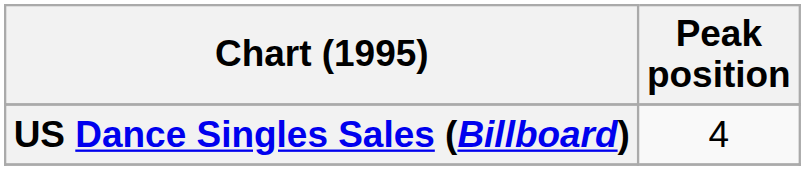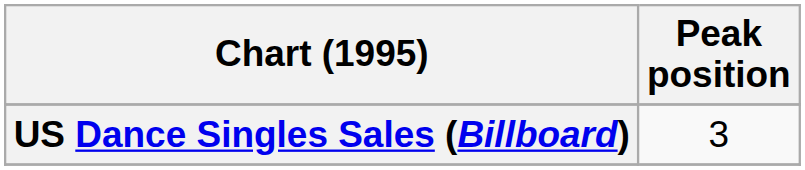(719, 134) 4 -> (719, 134) 3
